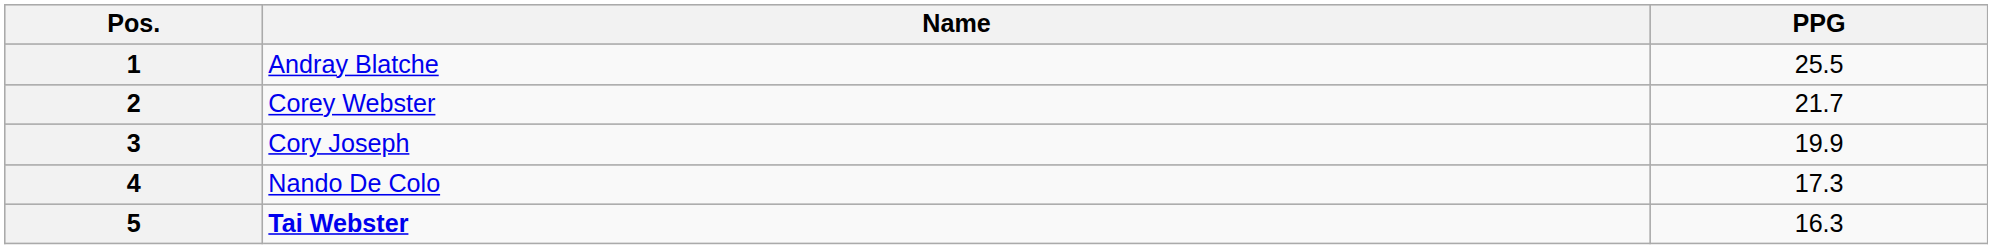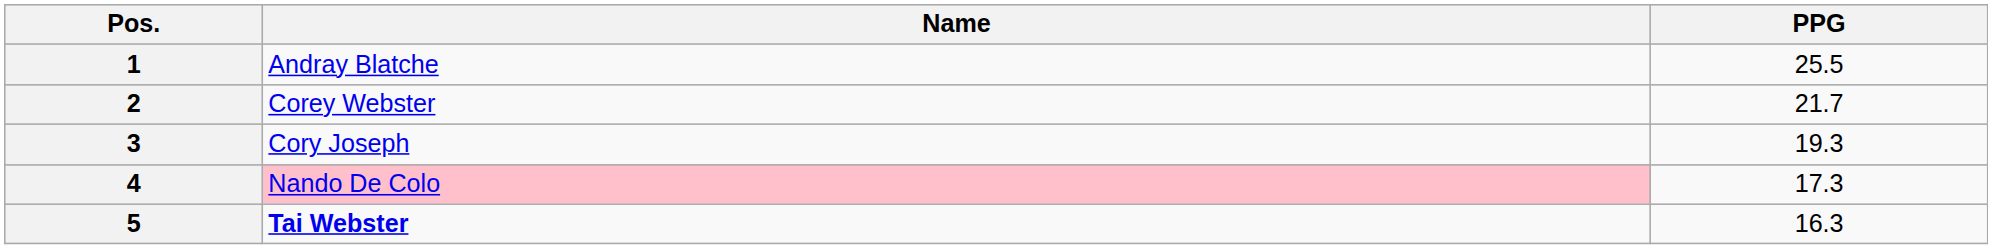(1819, 143) 19.9 -> (1819, 143) 19.3
(354, 183) no background -> (354, 183) pink background
